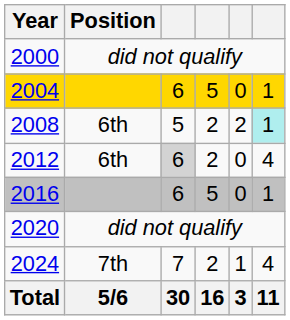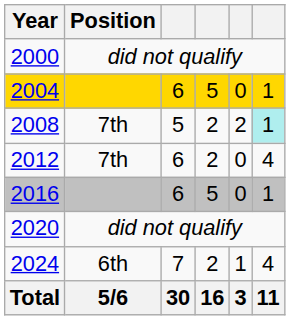(113, 125) 6th -> (113, 125) 7th
(113, 159) 6th -> (113, 159) 7th
(178, 159) lightgrey background -> (178, 159) no background
(113, 263) 7th -> (113, 263) 6th
